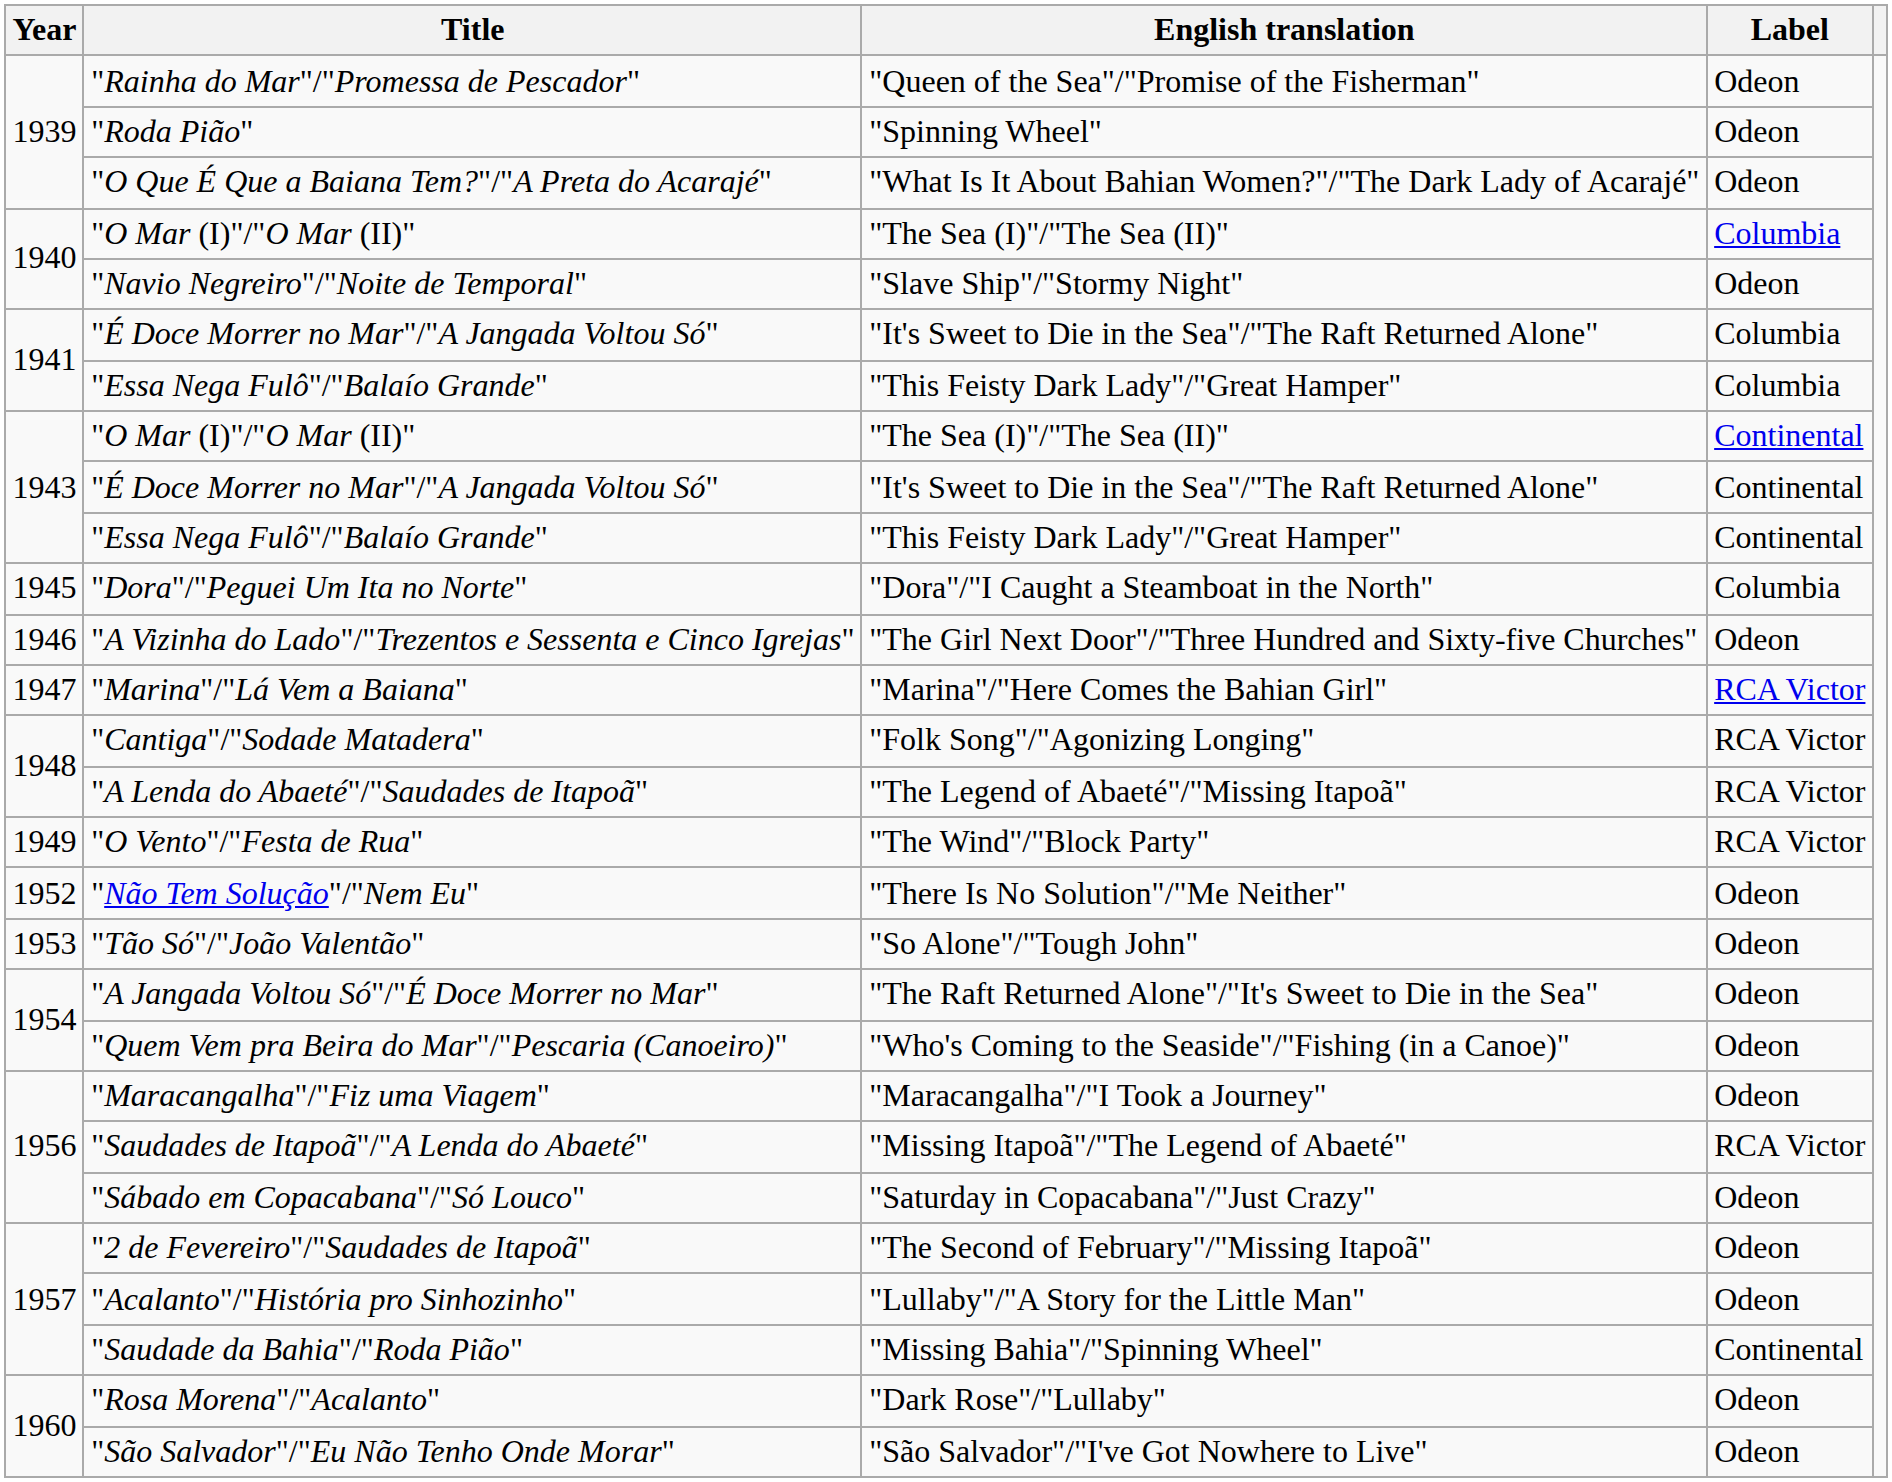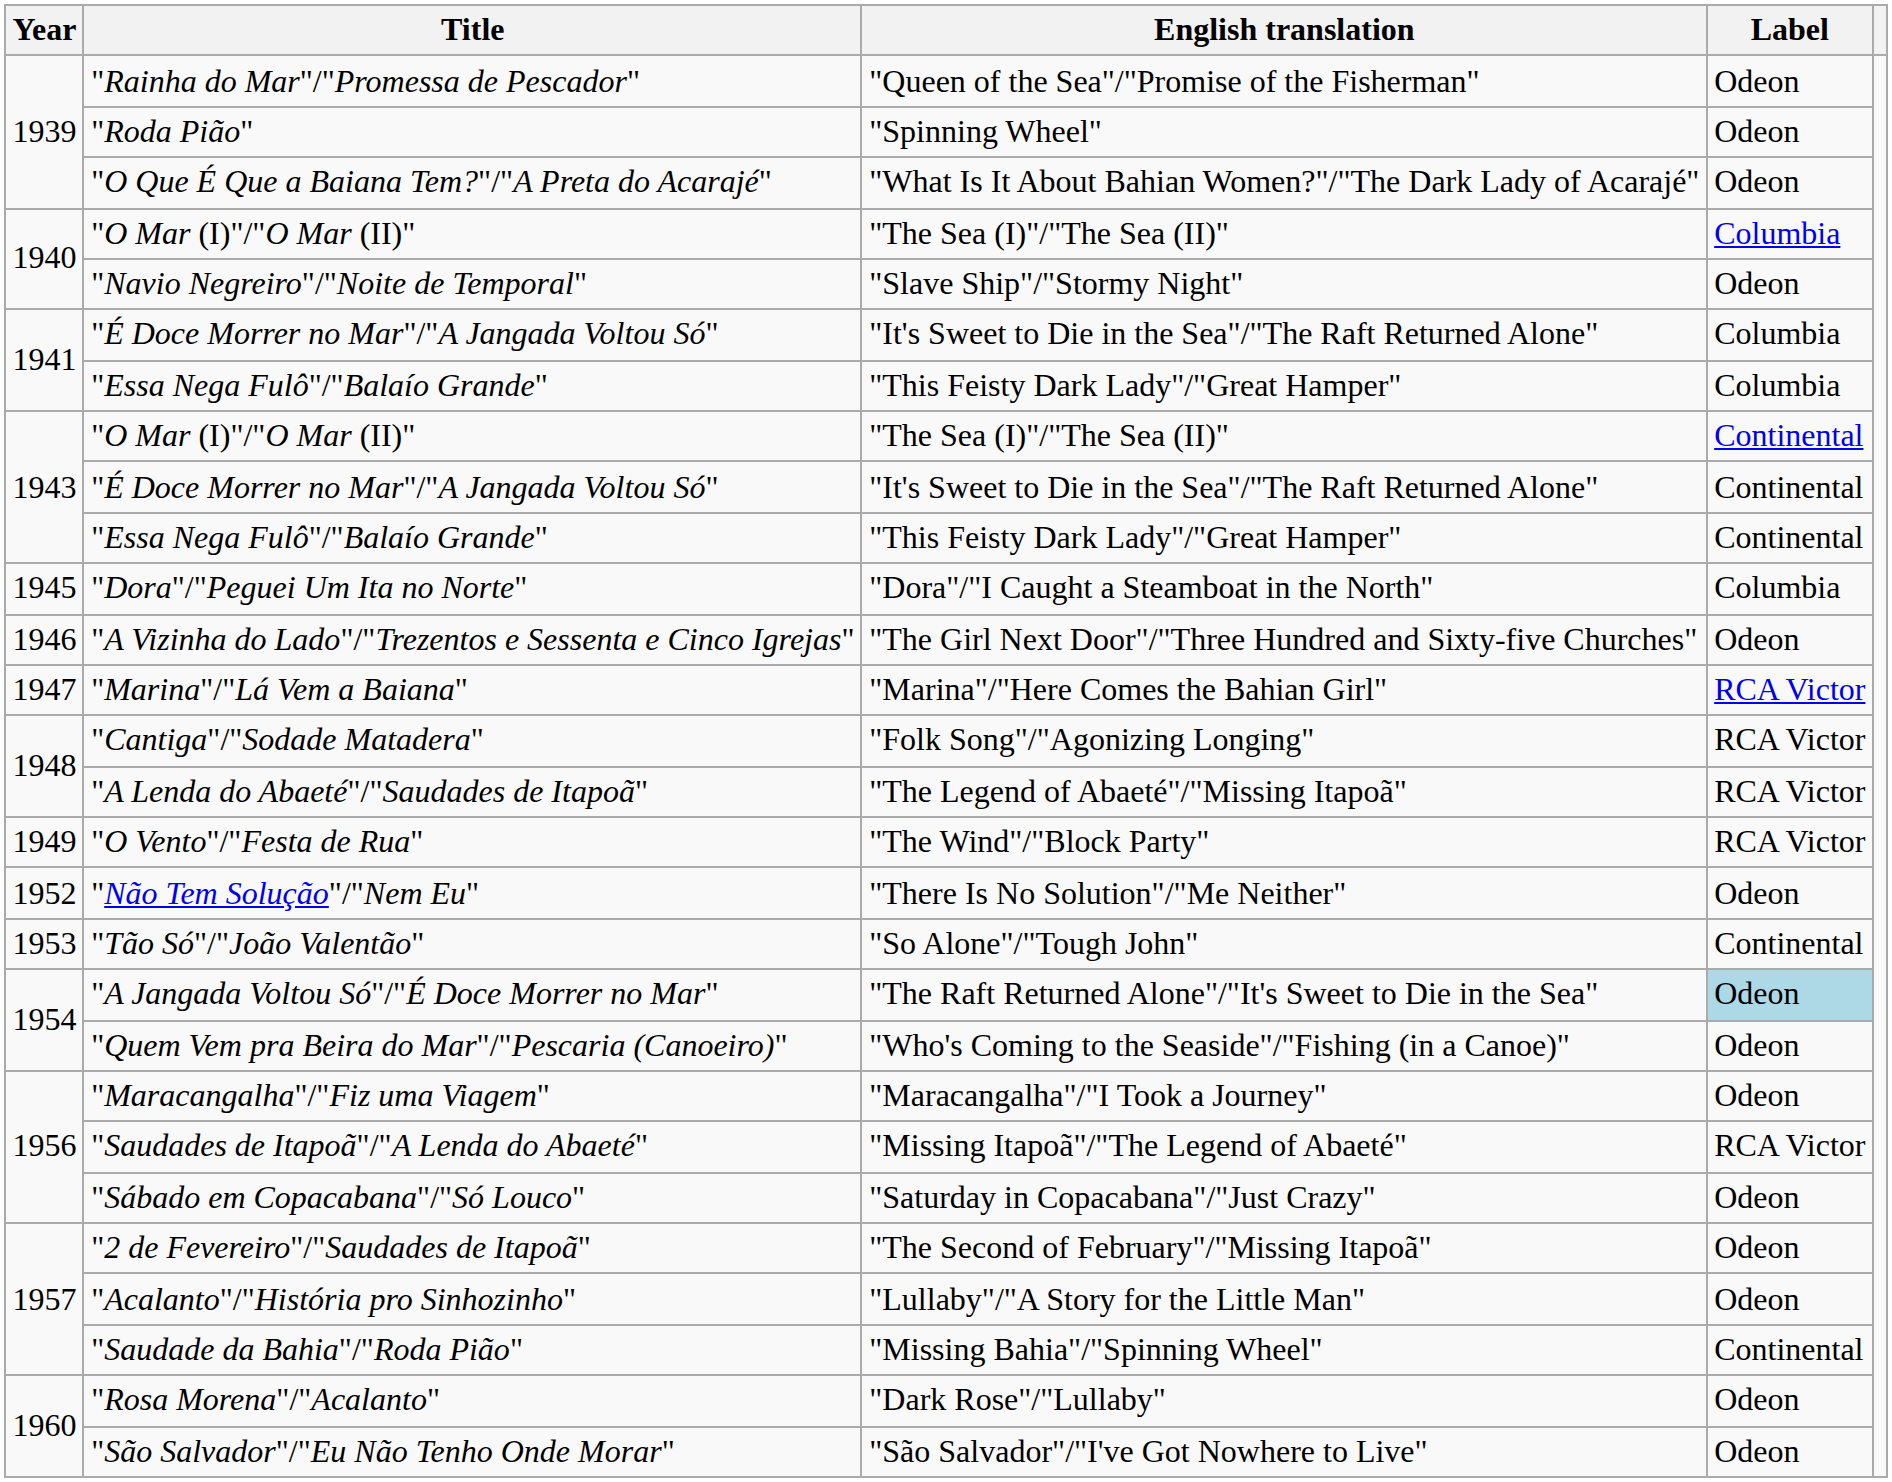(1757, 943) Odeon -> (1789, 943) Continental
(1757, 994) no background -> (1757, 994) lightblue background
